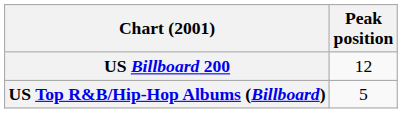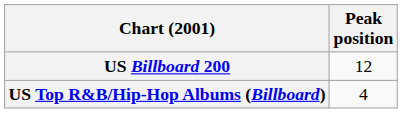(363, 94) 5 -> (363, 94) 4
